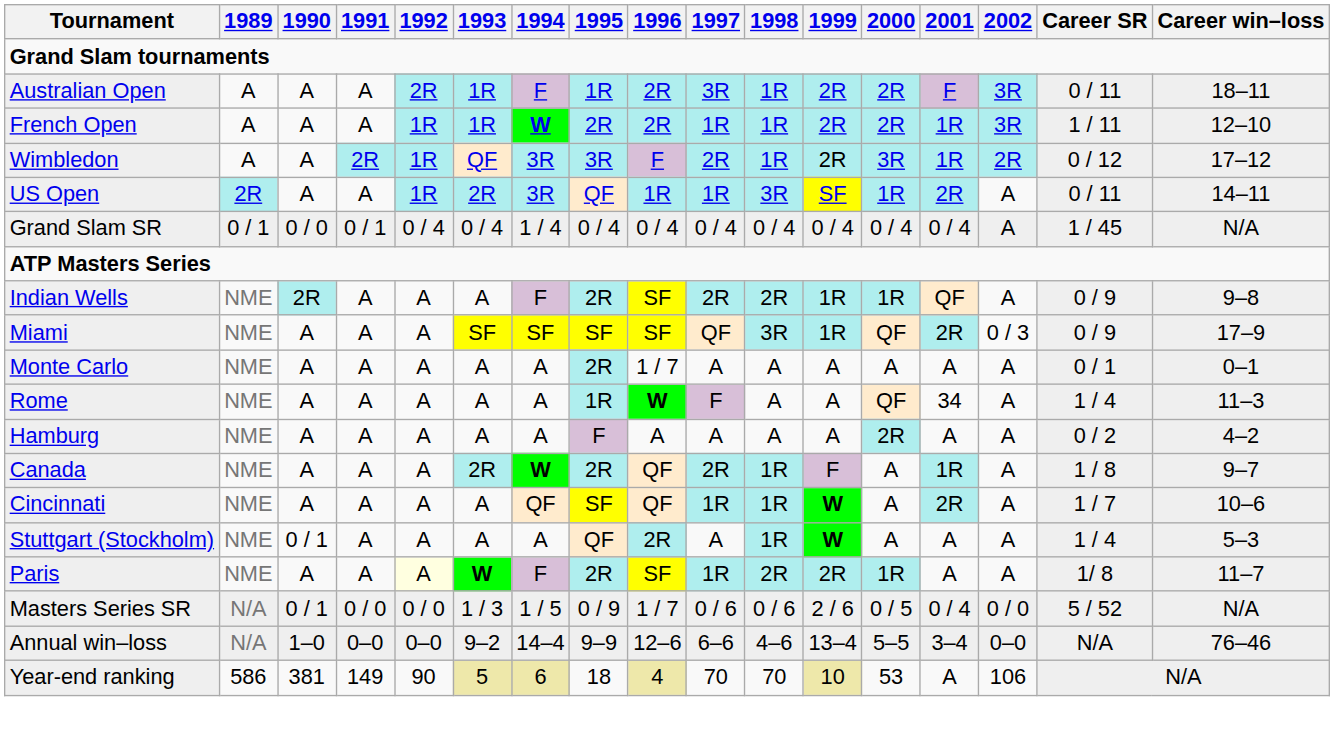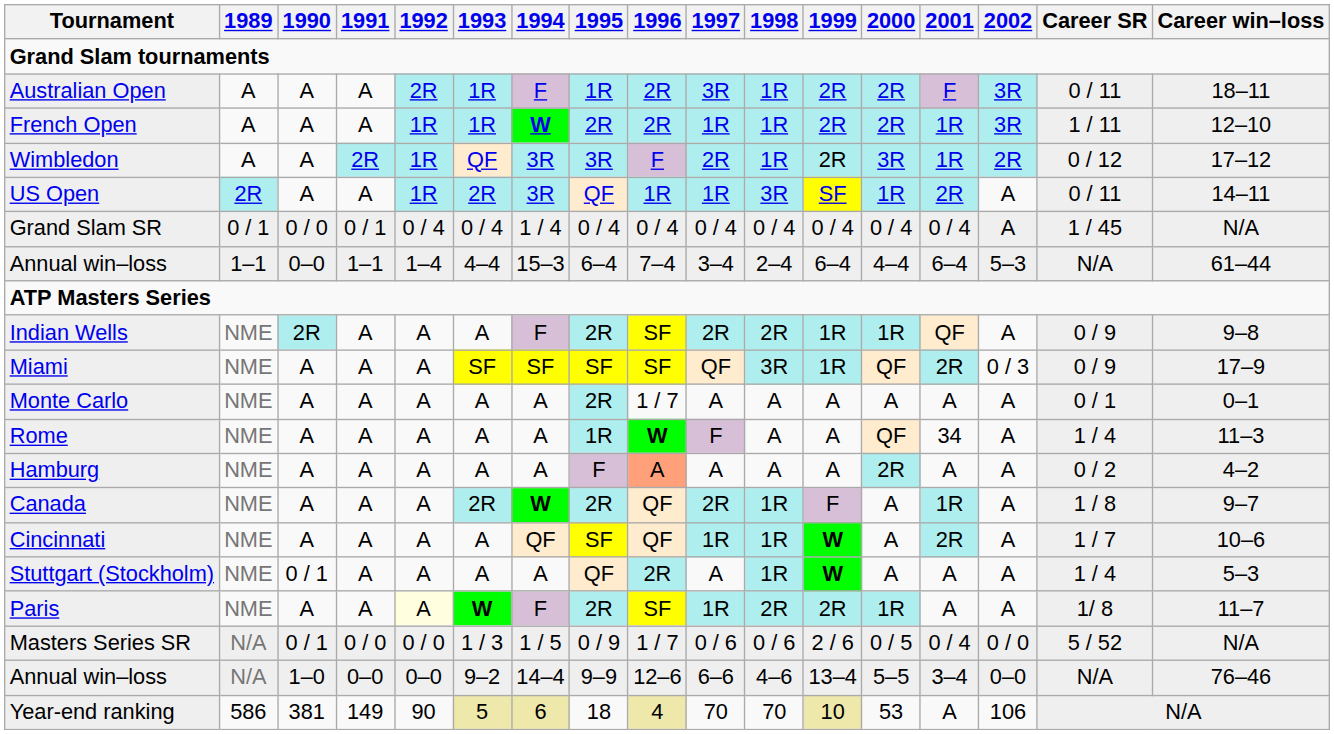+ row: (88, 263)
(657, 435) no background -> (657, 470) lightsalmon background
